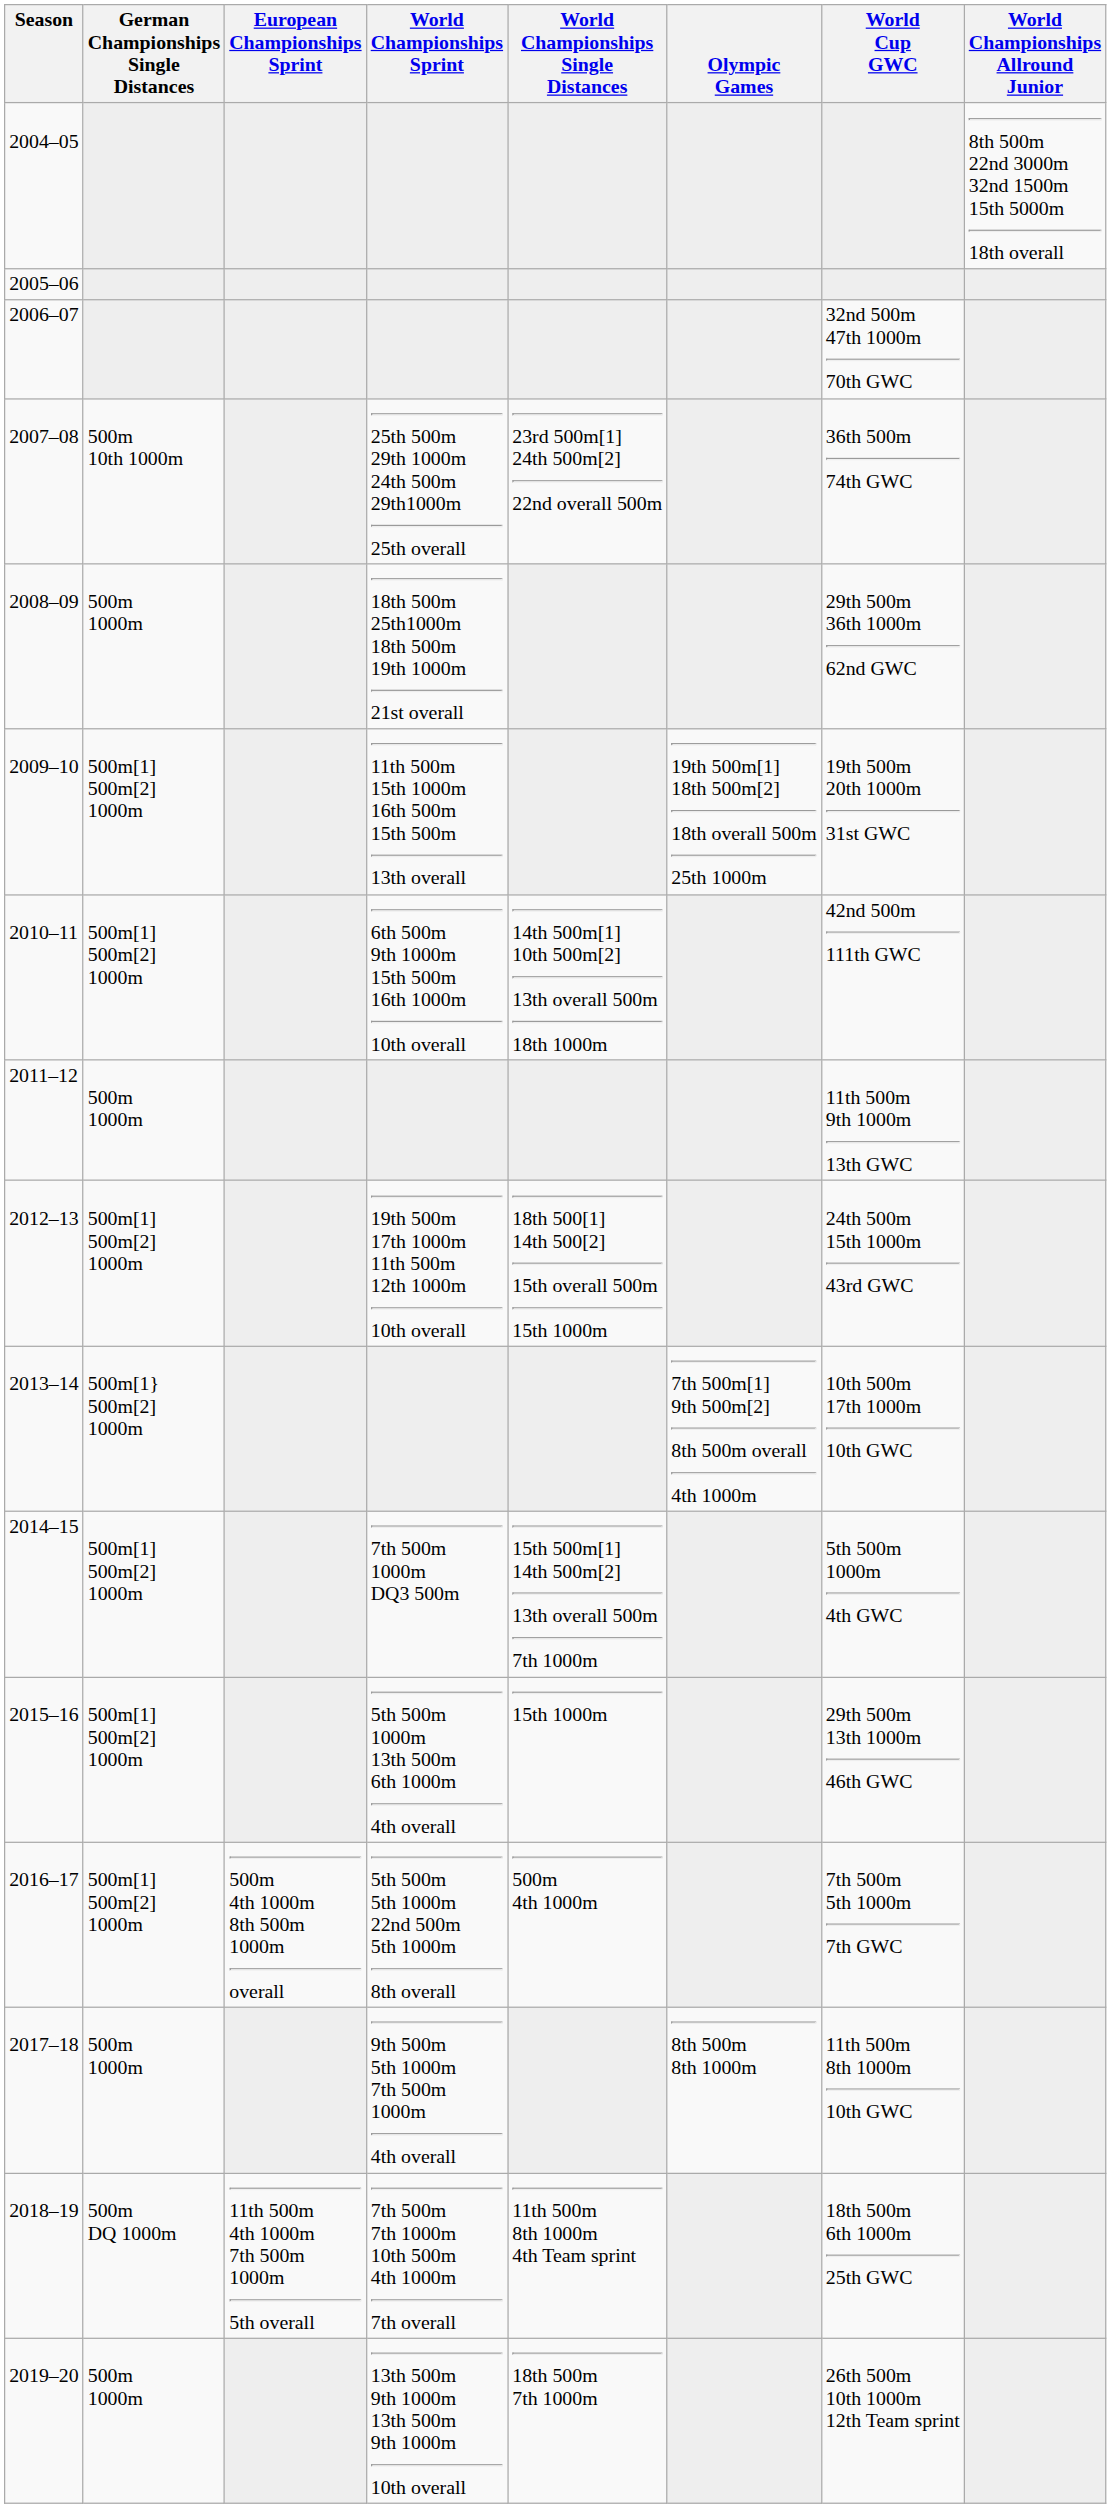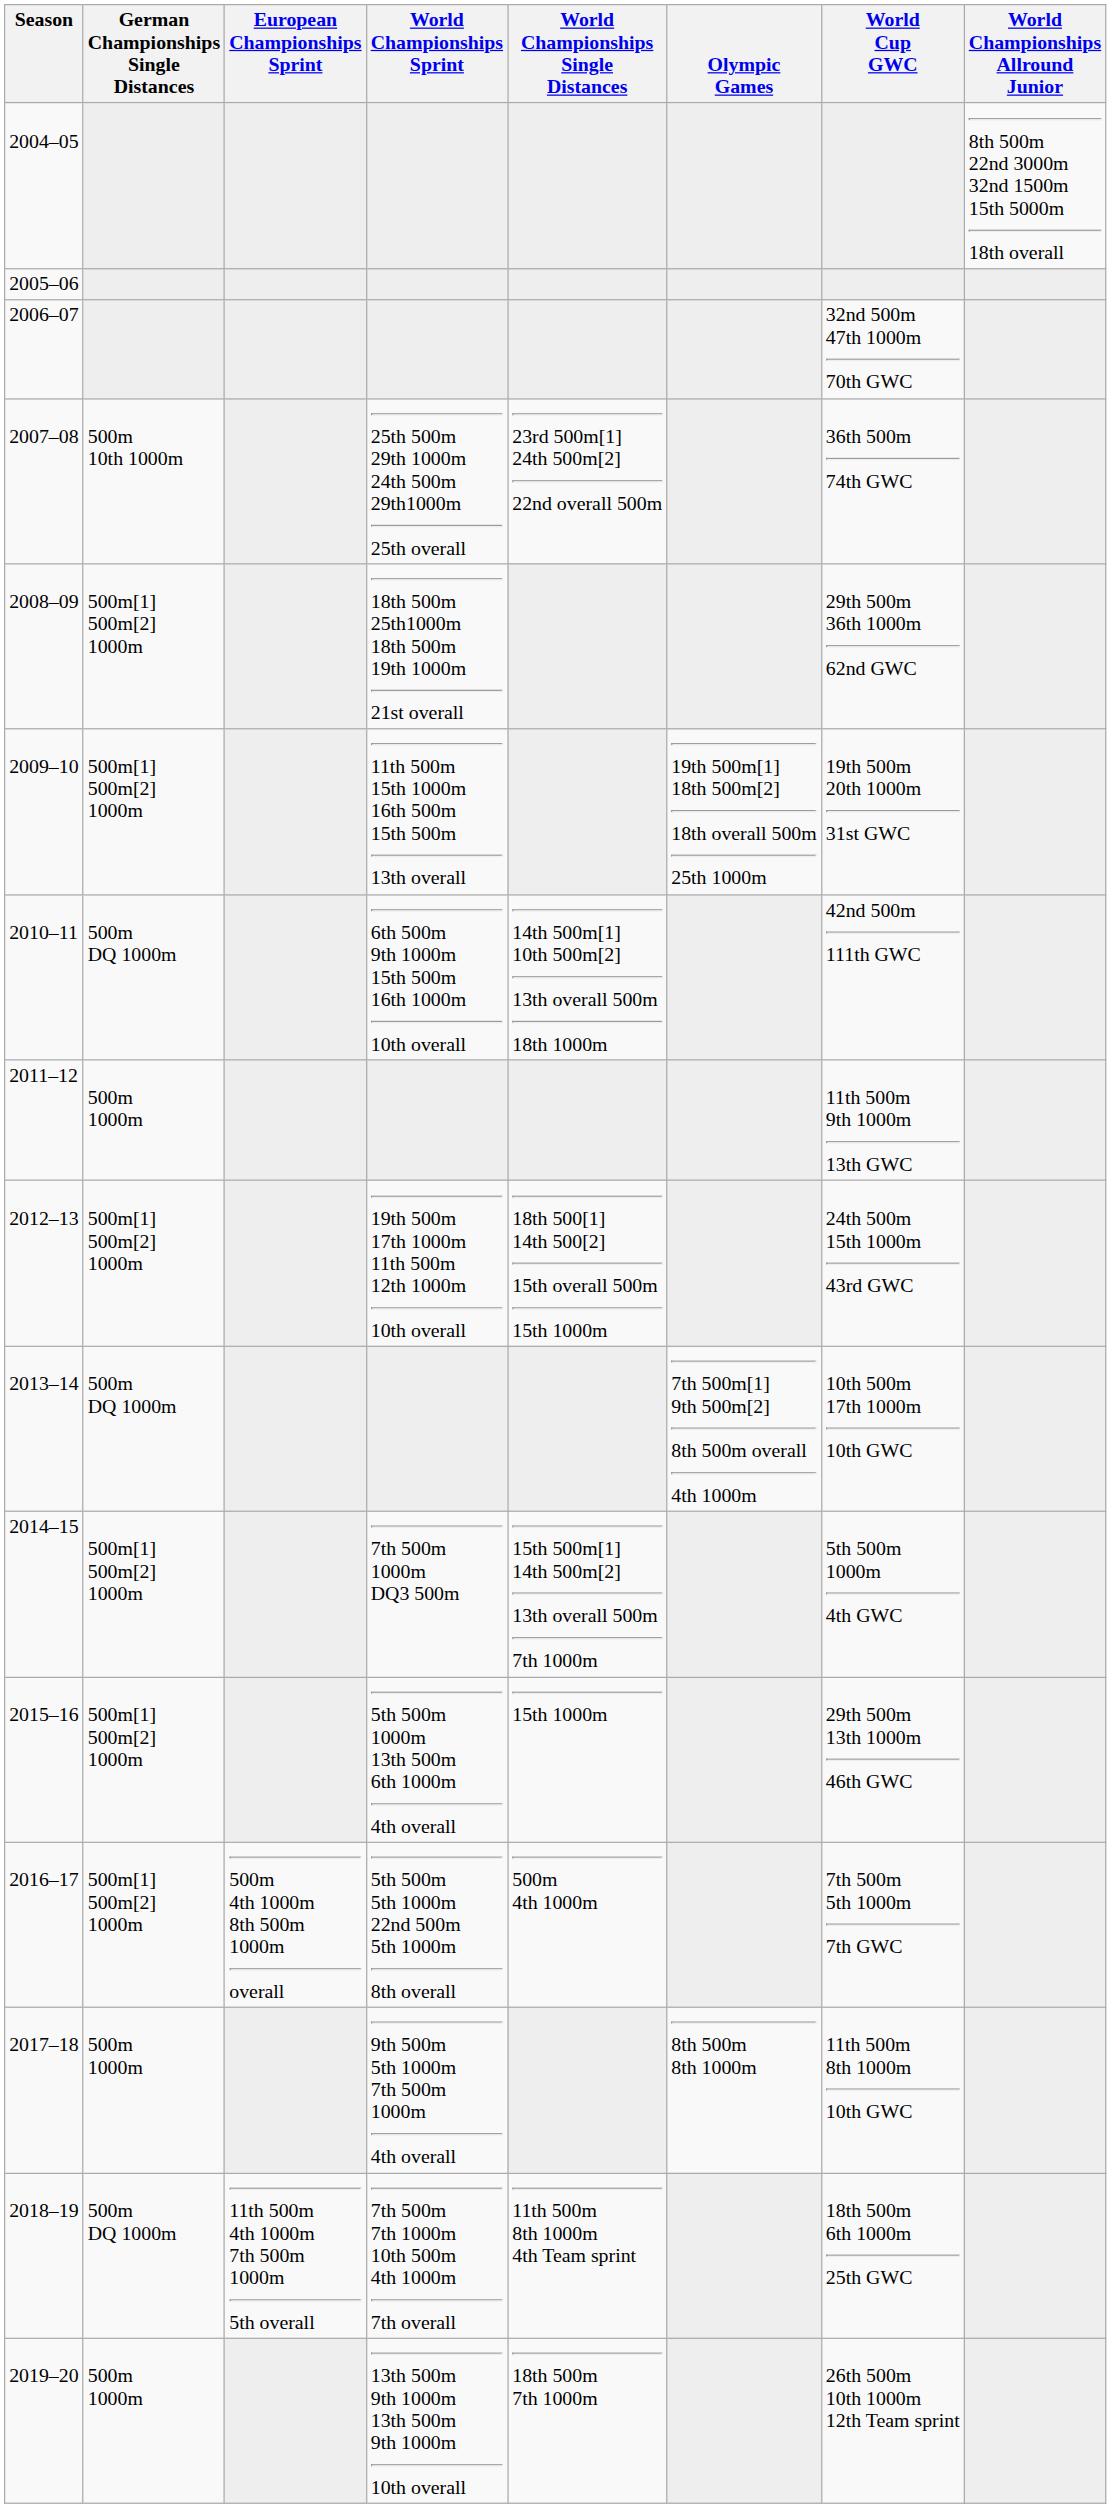(115, 612) 500m 1000m -> (122, 623) 500m[1] 500m[2] 1000m
(122, 954) 500m[1] 500m[2] 1000m -> (132, 943) 500m DQ 1000m
(123, 1406) 500m[1} 500m[2] 1000m -> (132, 1395) 500m DQ 1000m
